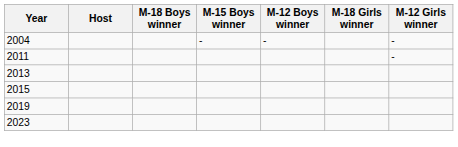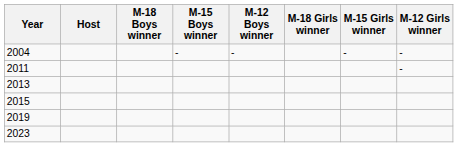+ column: (369, 24)
